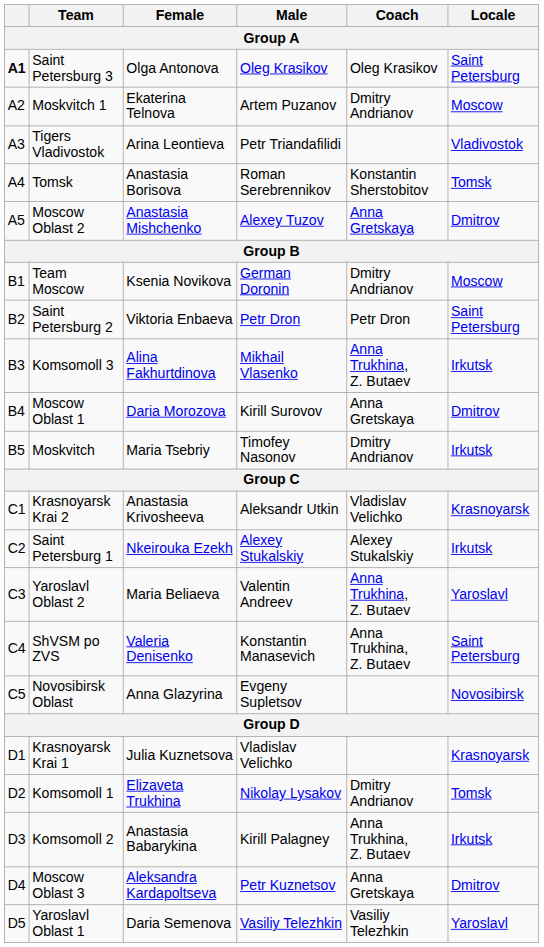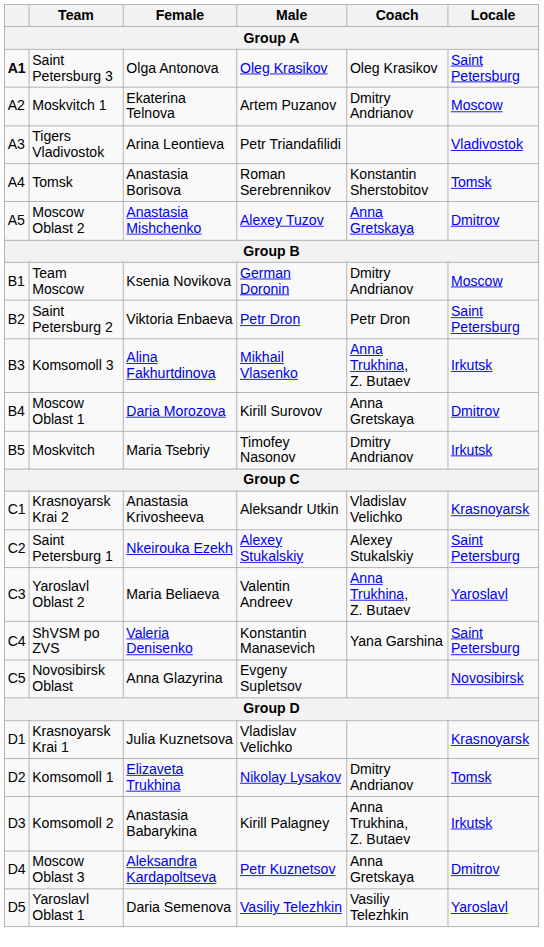(472, 548) Irkutsk -> (485, 548) Saint Petersburg
(380, 648) Anna Trukhina, Z. Butaev -> (396, 640) Yana Garshina
